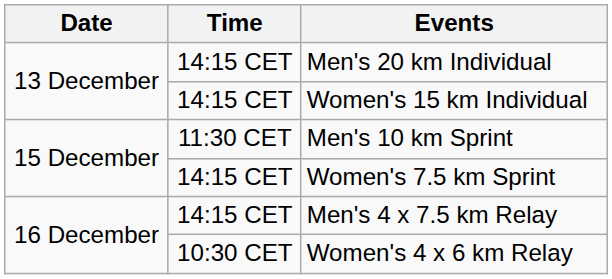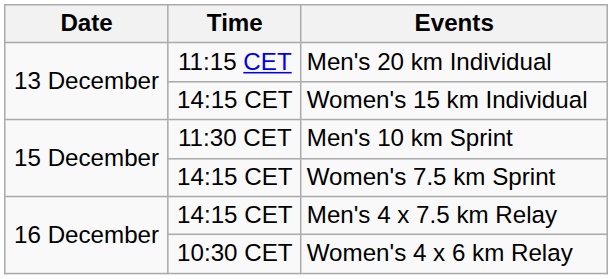(235, 61) 14:15 CET -> (235, 61) 11:15 CET
